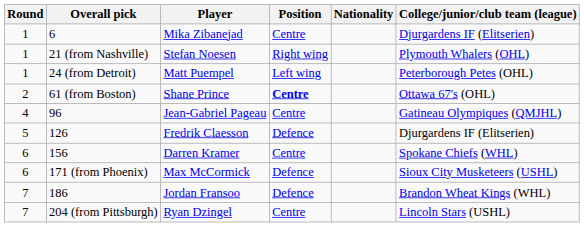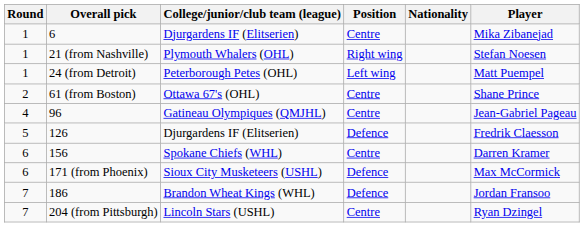columns swapped: (215, 14) <-> (488, 14)
(290, 93) bold -> (363, 93) normal
